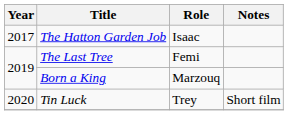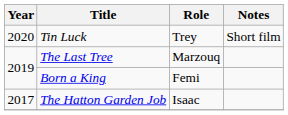rows swapped: (103, 36) <-> (63, 99)
(186, 57) Femi -> (196, 57) Marzouq
(196, 78) Marzouq -> (186, 78) Femi
